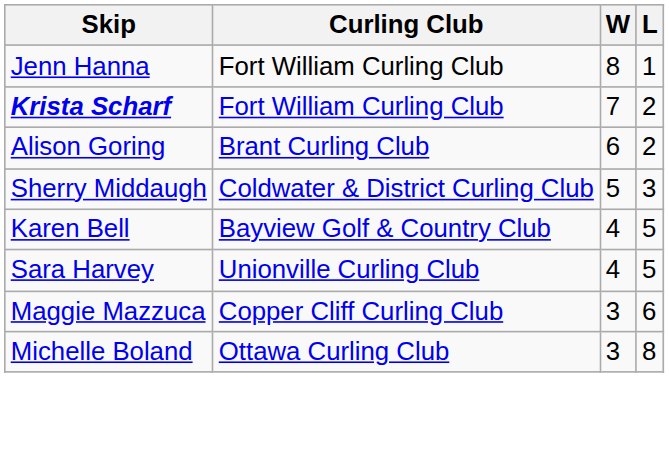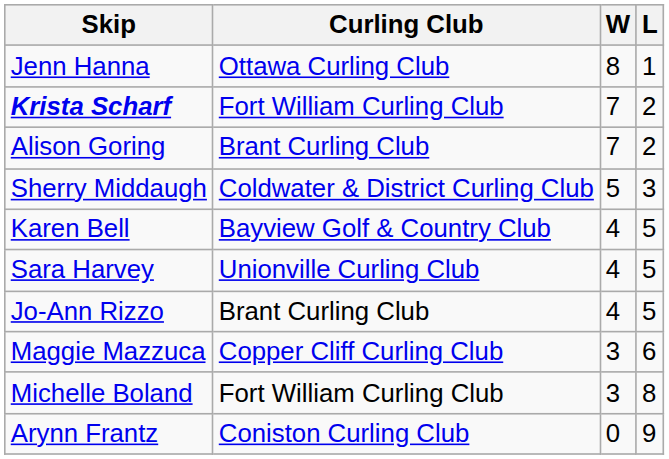(361, 65) Fort William Curling Club -> (334, 65) Ottawa Curling Club
(613, 147) 6 -> (613, 147) 7
+ row: (87, 310)
(334, 351) Ottawa Curling Club -> (361, 392) Fort William Curling Club
+ row: (84, 433)
